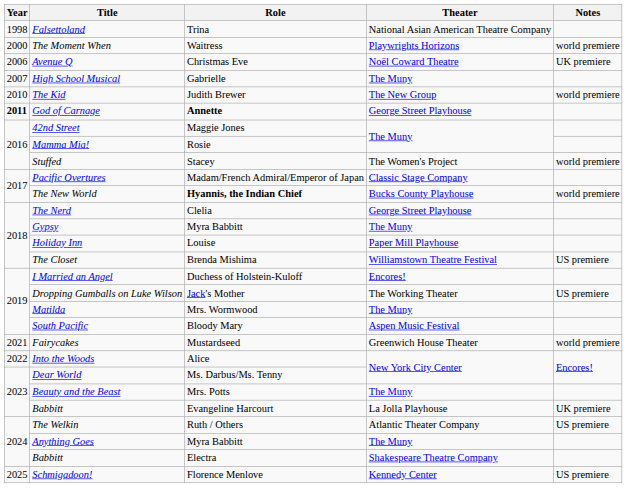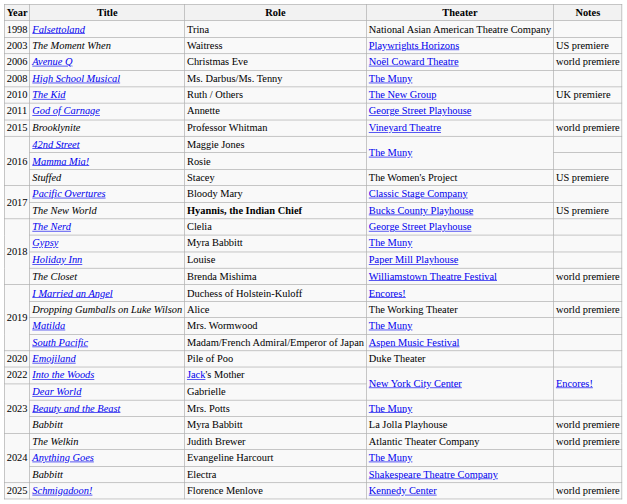(17, 45) 2000 -> (17, 45) 2003
(588, 45) world premiere -> (582, 45) US premiere
(583, 62) UK premiere -> (588, 62) world premiere
(17, 78) 2007 -> (17, 78) 2008
(206, 78) Gabrielle -> (235, 78) Ms. Darbus/Ms. Tenny
(216, 95) Judith Brewer -> (215, 95) Ruth / Others
(588, 95) world premiere -> (583, 95) UK premiere
(17, 111) bold -> (17, 111) normal
(205, 111) bold -> (203, 111) normal
+ row: (56, 128)
(588, 161) world premiere -> (582, 177) US premiere
(275, 177) Madam/French Admiral/Emperor of Japan -> (215, 194) Bloody Mary
(588, 194) world premiere -> (582, 210) US premiere
(582, 260) US premiere -> (588, 276) world premiere
(216, 293) Jack's Mother -> (198, 309) Alice
(582, 293) US premiere -> (588, 309) world premiere
(215, 326) Bloody Mary -> (275, 342) Madam/French Admiral/Emperor of Japan
+ row: (54, 359)
- row: (55, 342)
(198, 359) Alice -> (216, 375) Jack's Mother
(235, 375) Ms. Darbus/Ms. Tenny -> (206, 392) Gabrielle
(230, 408) Evangeline Harcourt -> (215, 425) Myra Babbitt
(583, 408) UK premiere -> (588, 425) world premiere
(215, 425) Ruth / Others -> (216, 441) Judith Brewer
(582, 425) US premiere -> (588, 441) world premiere
(215, 441) Myra Babbitt -> (230, 458) Evangeline Harcourt
(582, 474) US premiere -> (588, 491) world premiere
